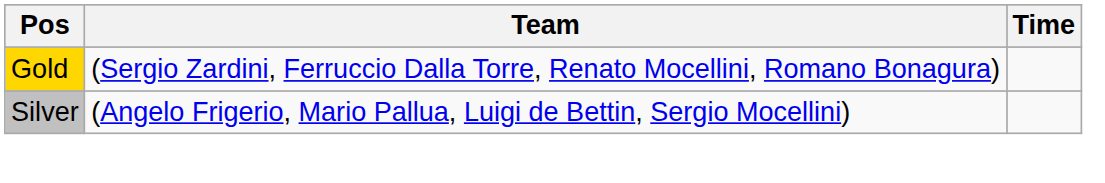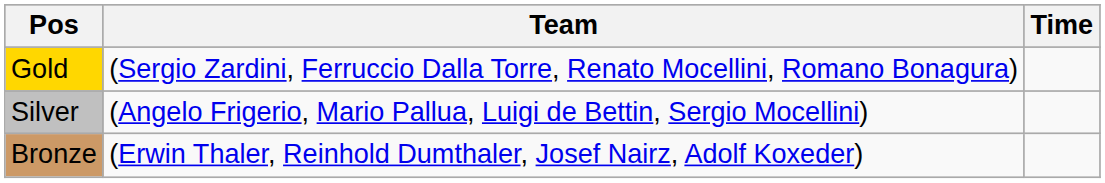+ row: (54, 154)
